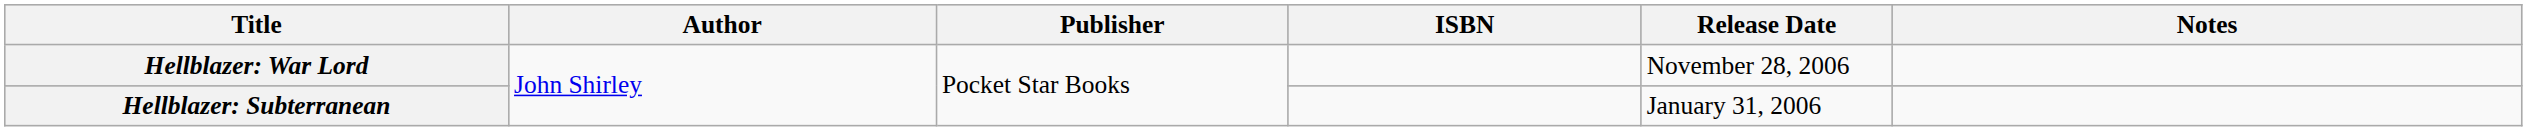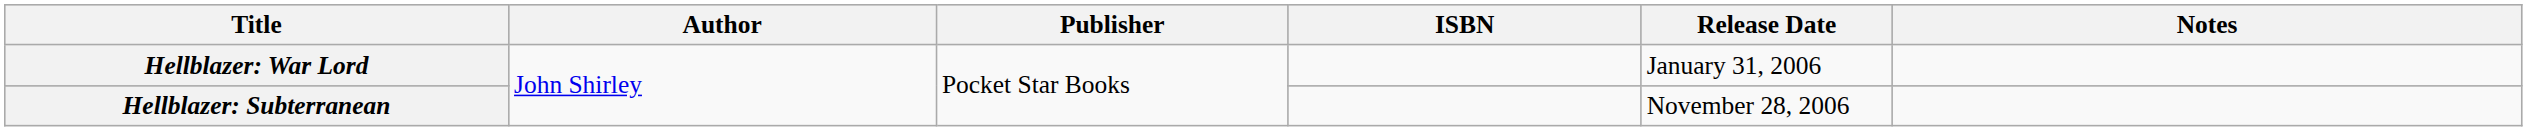(1748, 65) November 28, 2006 -> (1734, 65) January 31, 2006
(1734, 105) January 31, 2006 -> (1748, 105) November 28, 2006
